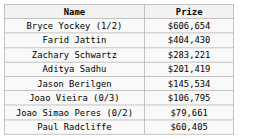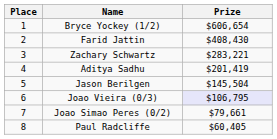+ column: (23, 12)
(189, 40) $404,430 -> (227, 40) $408,430
(189, 84) $145,534 -> (227, 84) $145,504
(189, 98) no background -> (227, 98) lavender background
